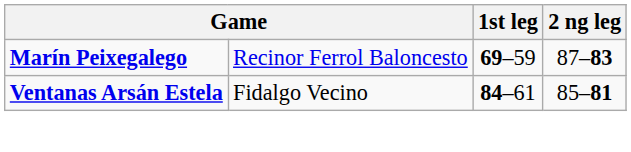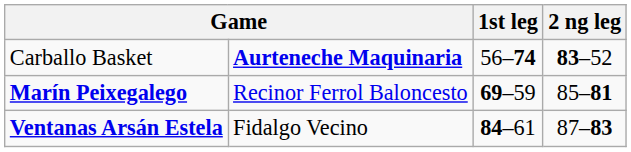+ row: (81, 57)
(585, 57) 87–83 -> (585, 92) 85–81
(585, 92) 85–81 -> (585, 127) 87–83
